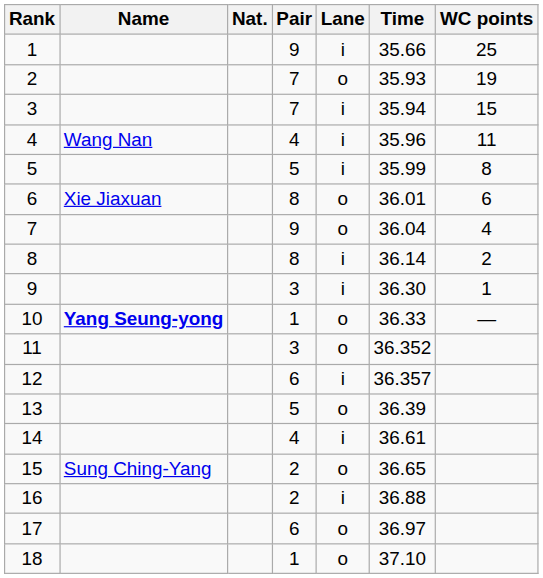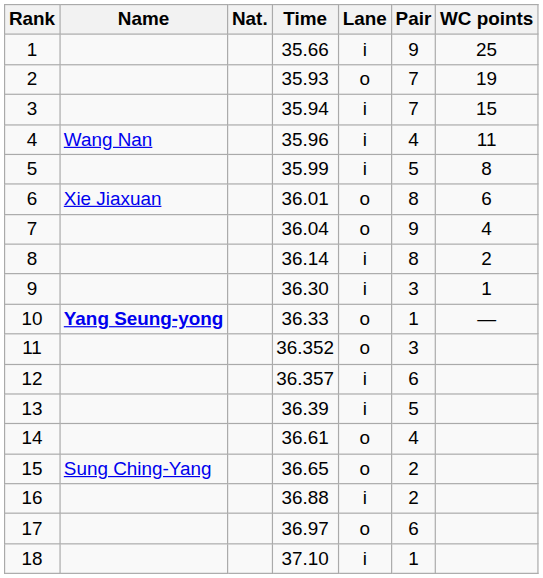columns swapped: (294, 19) <-> (402, 19)
(343, 408) o -> (365, 408) i
(343, 438) i -> (365, 438) o
(343, 558) o -> (365, 558) i
